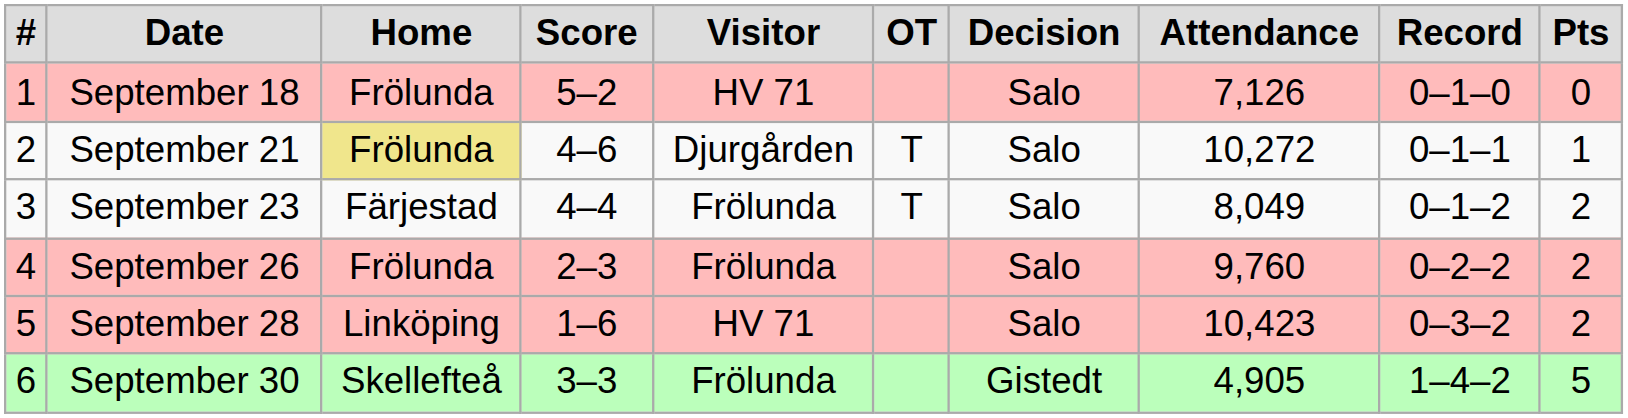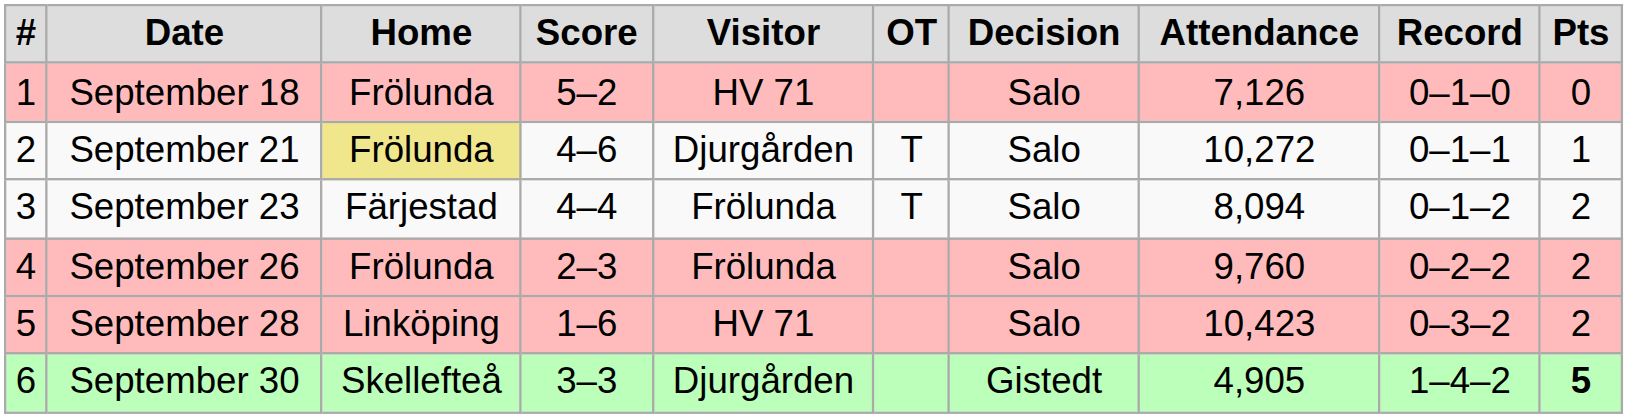(1259, 207) 8,049 -> (1259, 207) 8,094
(763, 382) Frölunda -> (763, 382) Djurgården
(1581, 382) normal -> (1581, 382) bold
